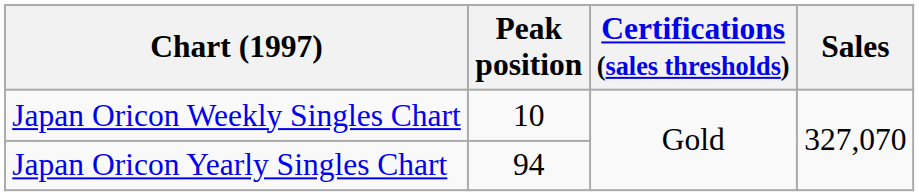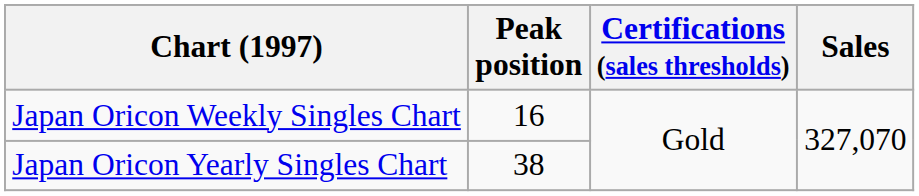(529, 114) 10 -> (529, 114) 16
(529, 164) 94 -> (529, 164) 38
